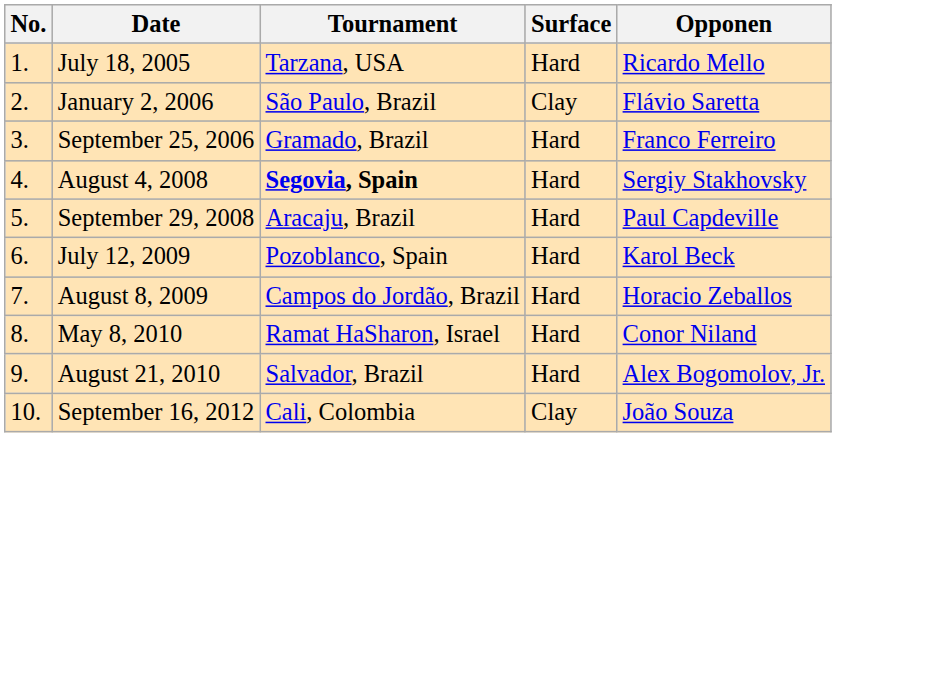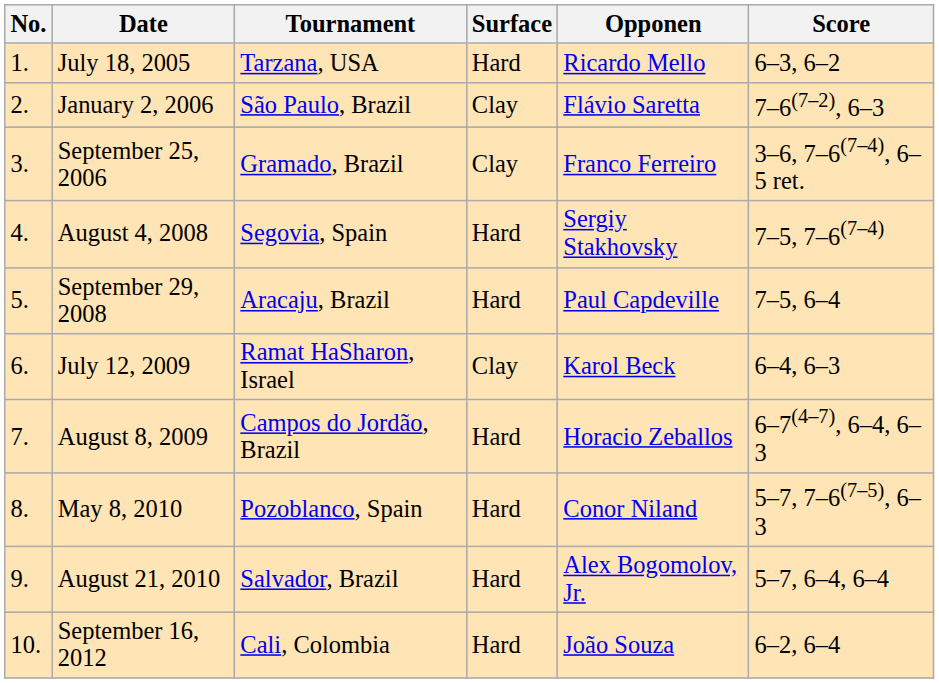+ column: (841, 23)
(556, 140) Hard -> (495, 164) Clay
(342, 179) bold -> (314, 233) normal
(357, 256) Pozoblanco, Spain -> (327, 366) Ramat HaSharon, Israel
(556, 256) Hard -> (495, 366) Clay
(383, 334) Ramat HaSharon, Israel -> (331, 509) Pozoblanco, Spain
(554, 412) Clay -> (496, 645) Hard
